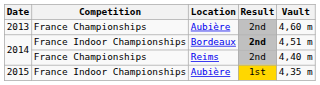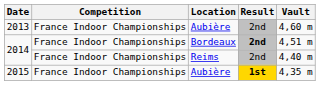(90, 27) France Championships -> (110, 27) France Indoor Championships
(90, 58) France Championships -> (110, 58) France Indoor Championships
(257, 73) normal -> (257, 73) bold
